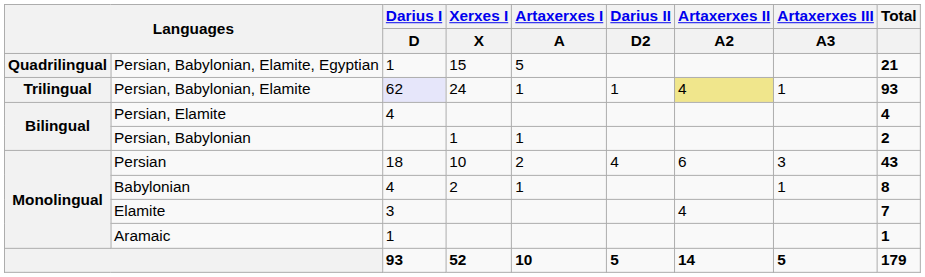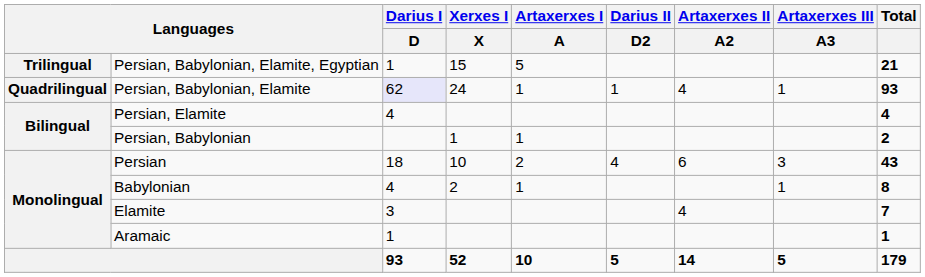(58, 65) Quadrilingual -> (58, 65) Trilingual
(58, 89) Trilingual -> (58, 89) Quadrilingual
(682, 89) khaki background -> (682, 89) no background
